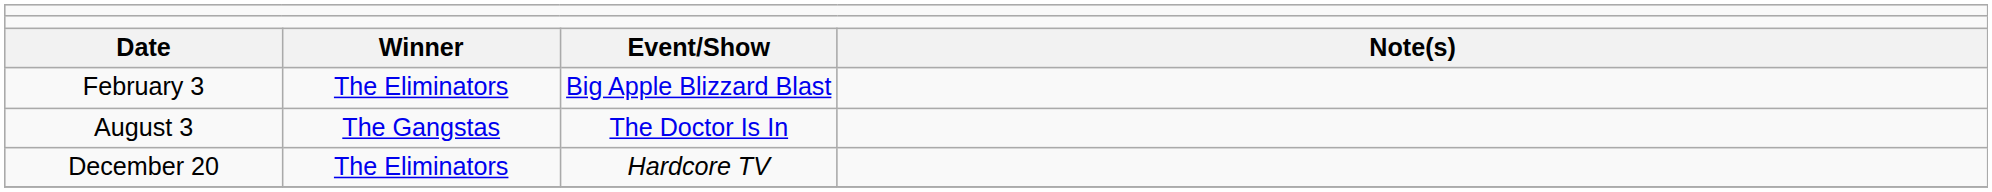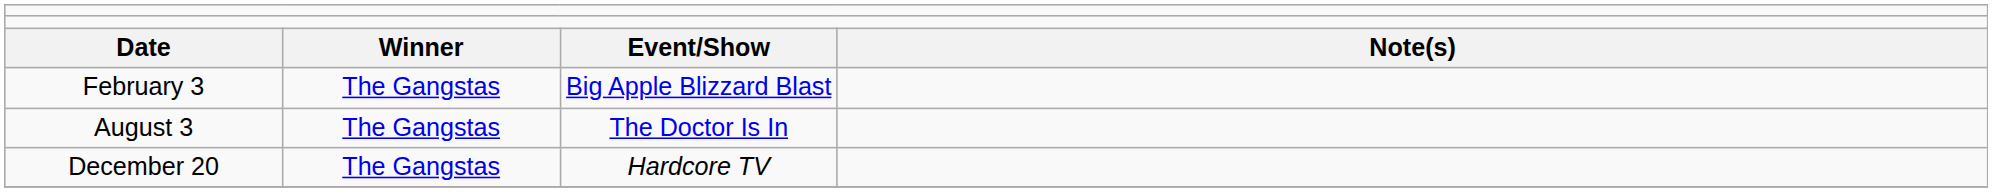(421, 87) The Eliminators -> (421, 87) The Gangstas
(421, 167) The Eliminators -> (421, 167) The Gangstas
